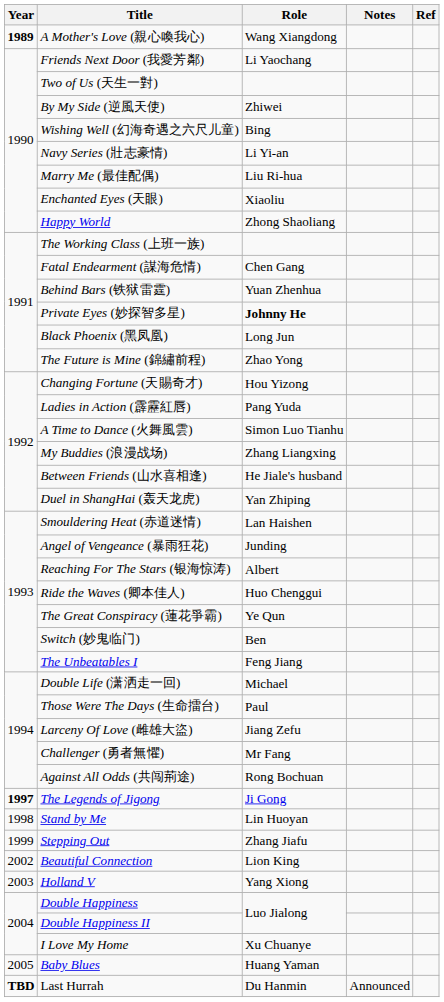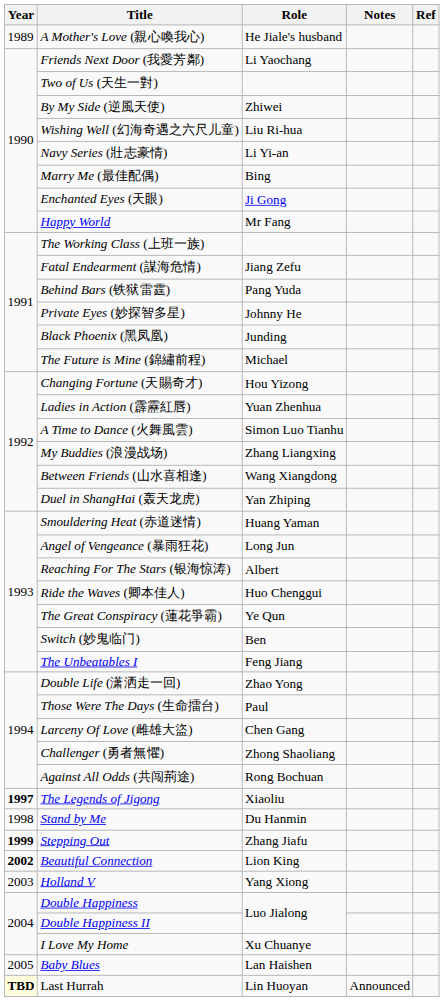(21, 36) bold -> (21, 36) normal
(291, 36) Wang Xiangdong -> (294, 36) He Jiale's husband
(258, 130) Bing -> (274, 130) Liu Ri-hua
(274, 176) Liu Ri-hua -> (258, 176) Bing
(265, 199) Xiaoliu -> (266, 199) Ji Gong
(290, 221) Zhong Shaoliang -> (268, 221) Mr Fang
(275, 267) Chen Gang -> (273, 267) Jiang Zefu
(283, 290) Yuan Zhenhua -> (273, 290) Pang Yuda
(275, 313) bold -> (273, 313) normal
(270, 336) Long Jun -> (266, 336) Junding
(274, 360) Zhao Yong -> (267, 360) Michael
(273, 406) Pang Yuda -> (283, 406) Yuan Zhenhua
(294, 476) He Jiale's husband -> (291, 476) Wang Xiangdong
(278, 523) Lan Haishen -> (282, 523) Huang Yaman
(266, 546) Junding -> (270, 546) Long Jun
(267, 683) Michael -> (274, 683) Zhao Yong
(273, 730) Jiang Zefu -> (275, 730) Chen Gang
(268, 753) Mr Fang -> (290, 753) Zhong Shaoliang
(266, 798) Ji Gong -> (265, 798) Xiaoliu
(277, 819) Lin Huoyan -> (276, 819) Du Hanmin
(21, 840) normal -> (21, 840) bold
(21, 861) normal -> (21, 861) bold
(282, 965) Huang Yaman -> (278, 965) Lan Haishen
(21, 985) no background -> (21, 985) lightyellow background
(276, 985) Du Hanmin -> (277, 985) Lin Huoyan
